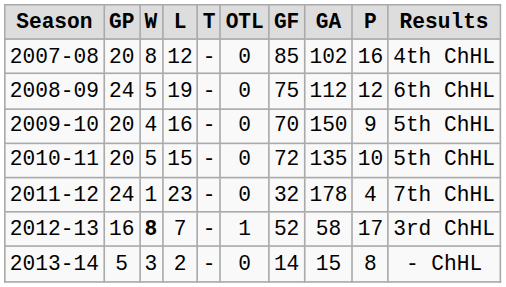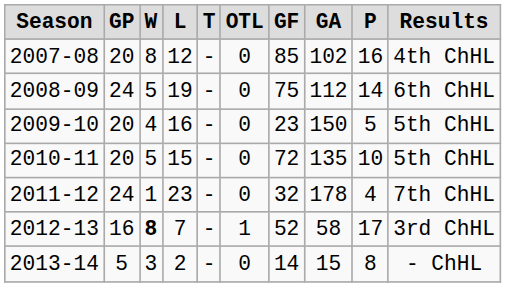(370, 91) 12 -> (370, 91) 14
(287, 126) 70 -> (287, 126) 23
(370, 126) 9 -> (370, 126) 5
